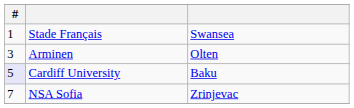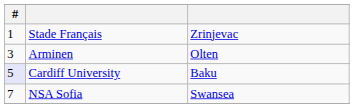(212, 34) Swansea -> (214, 34) Zrinjevac
(214, 93) Zrinjevac -> (212, 93) Swansea
